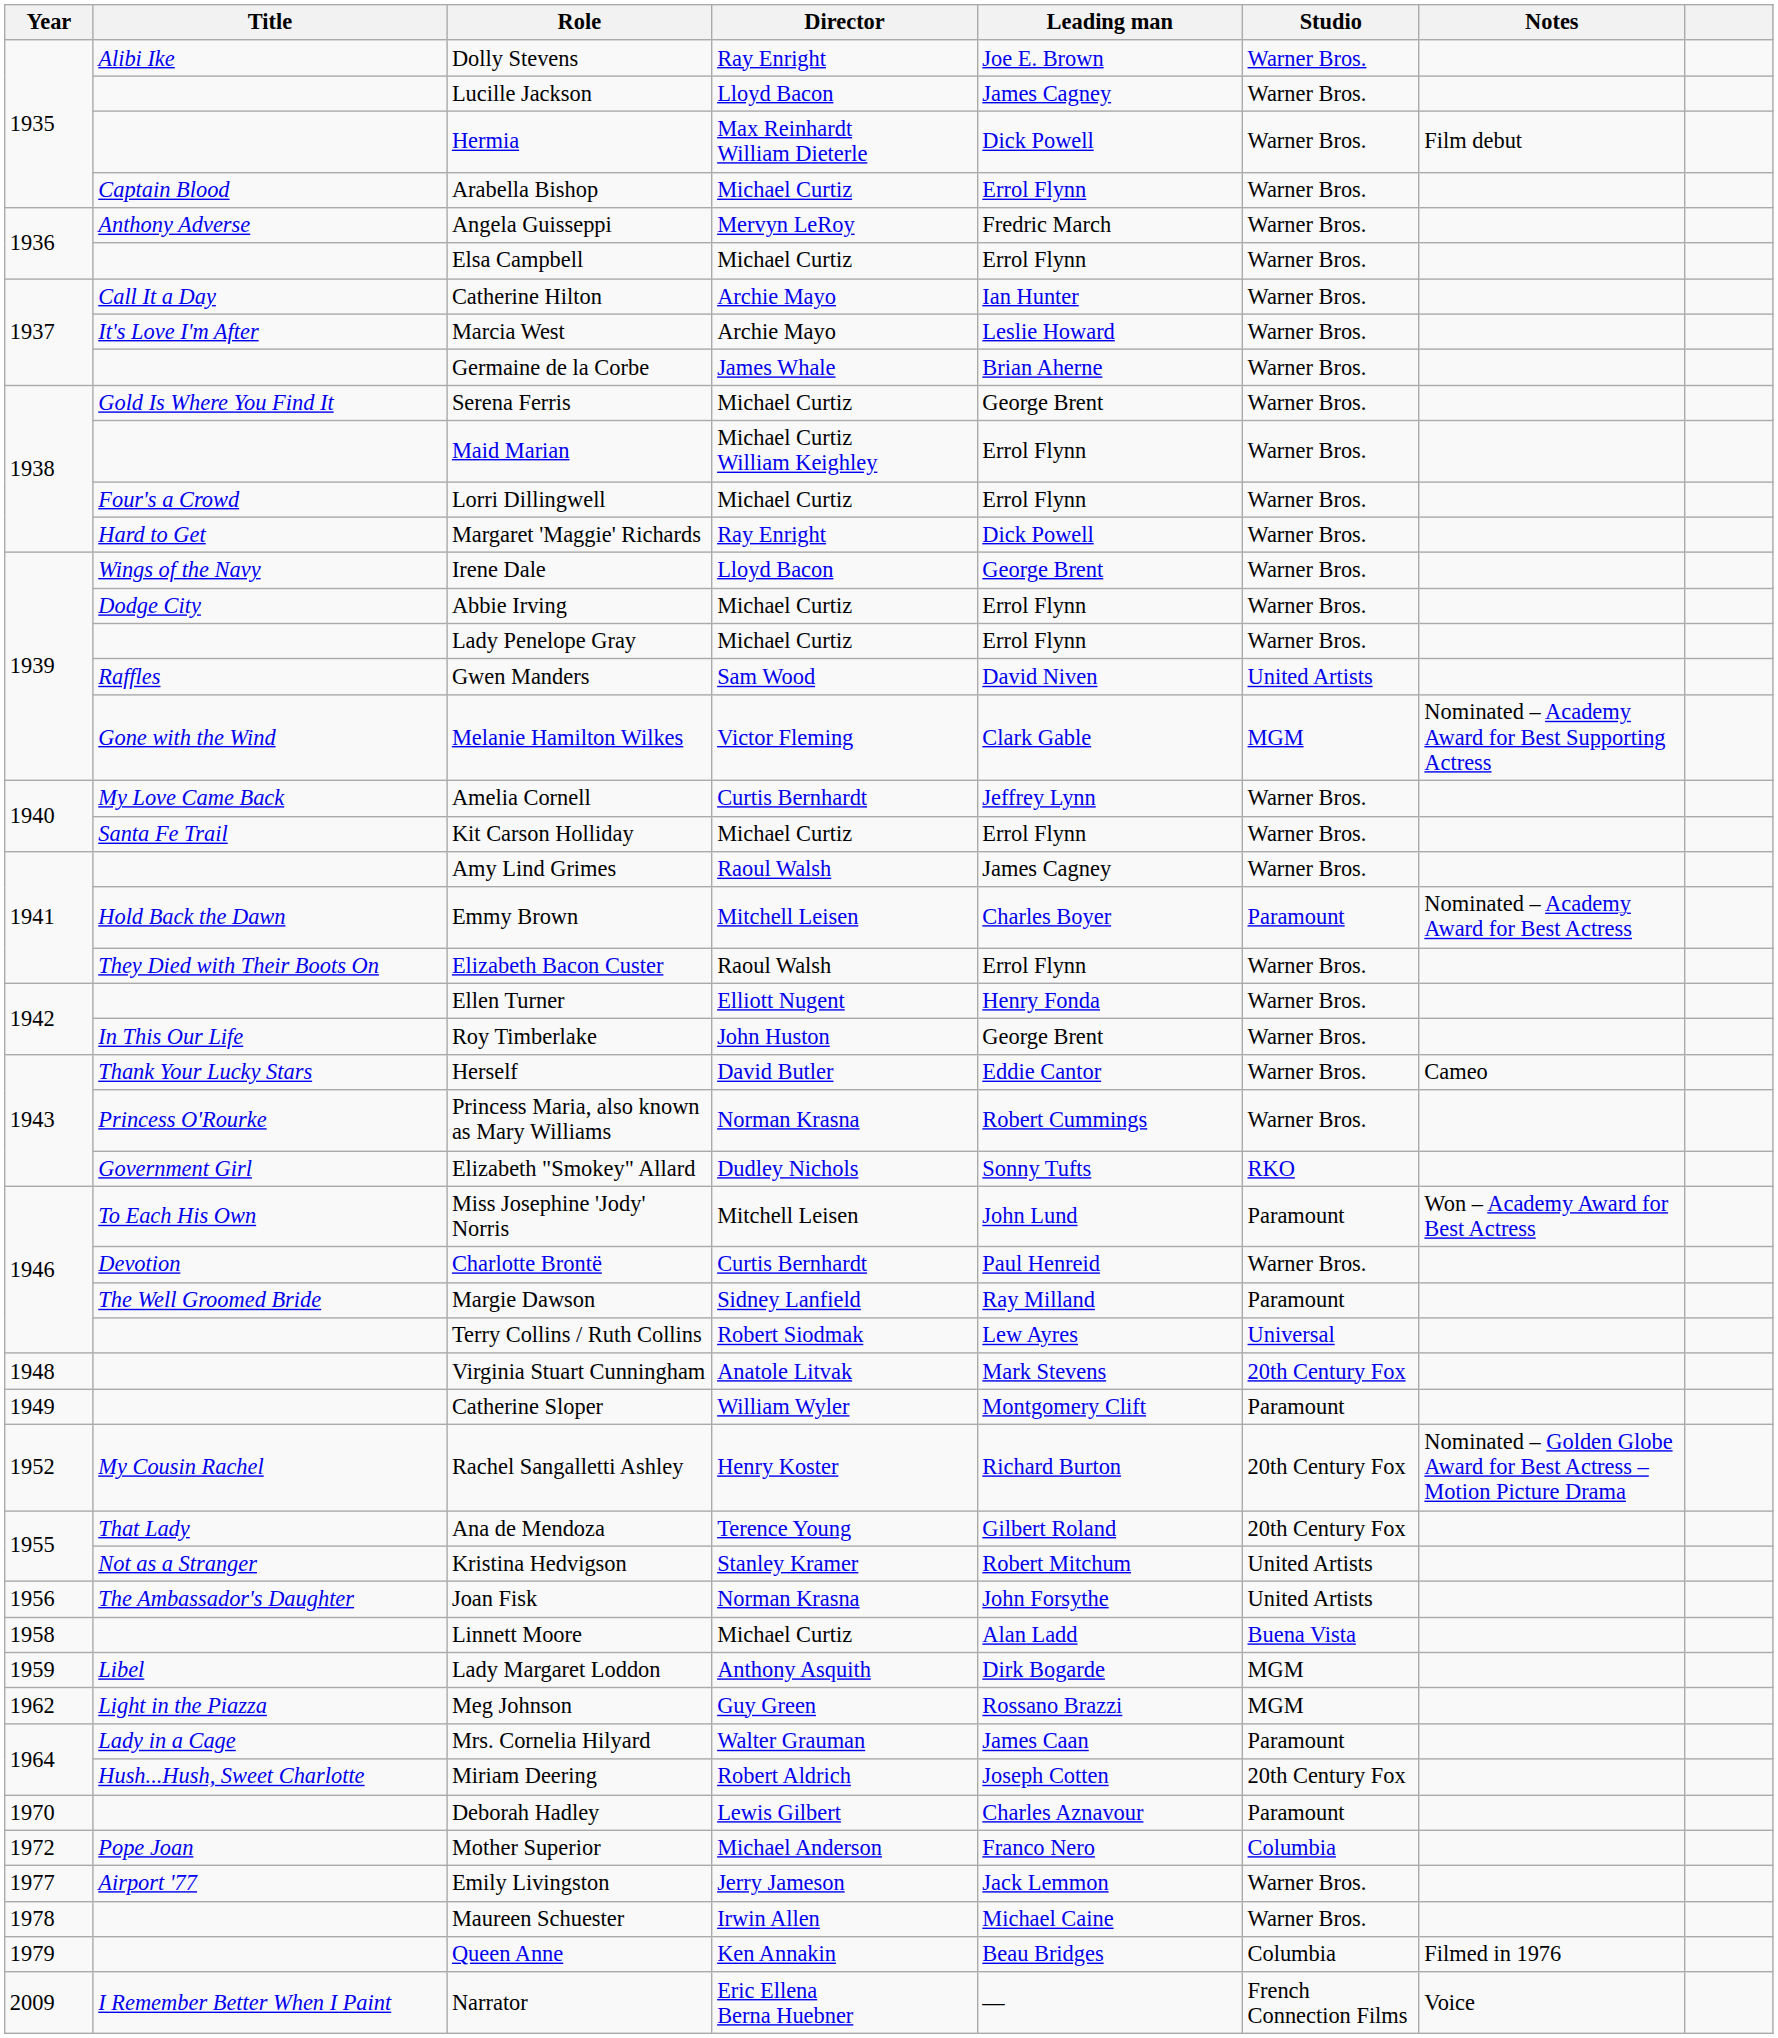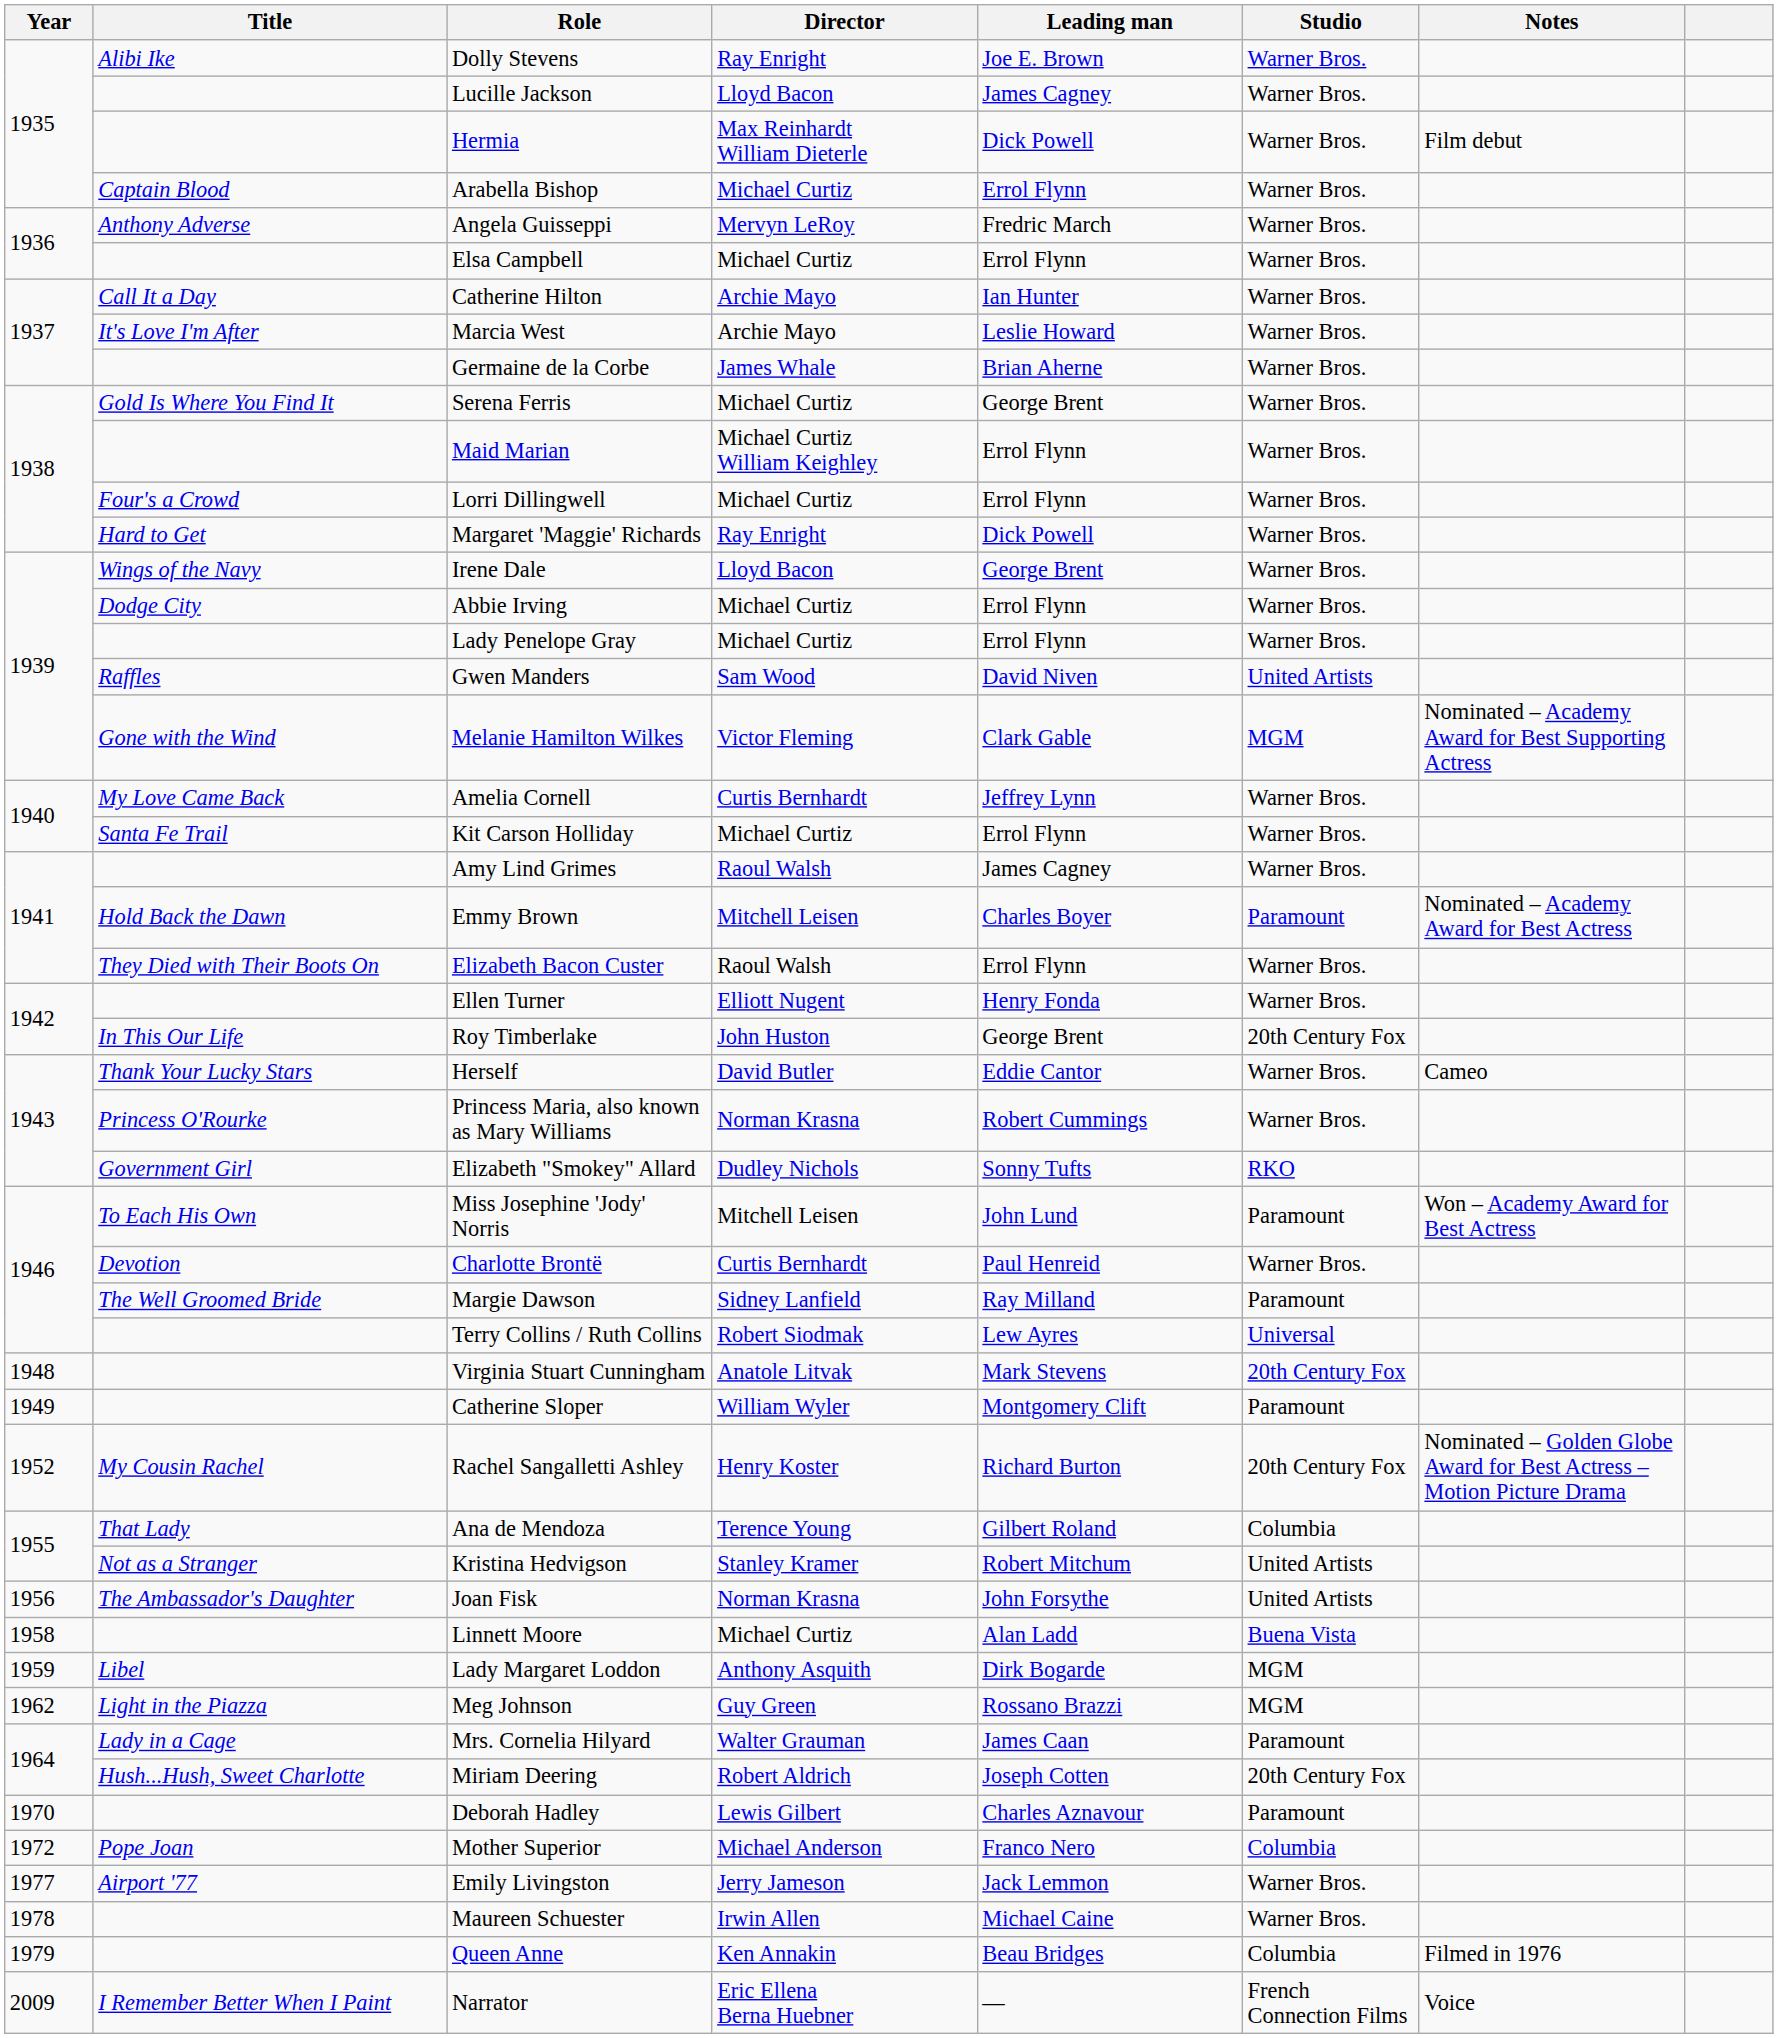(1307, 1036) Warner Bros. -> (1327, 1036) 20th Century Fox
(1327, 1527) 20th Century Fox -> (1292, 1527) Columbia
